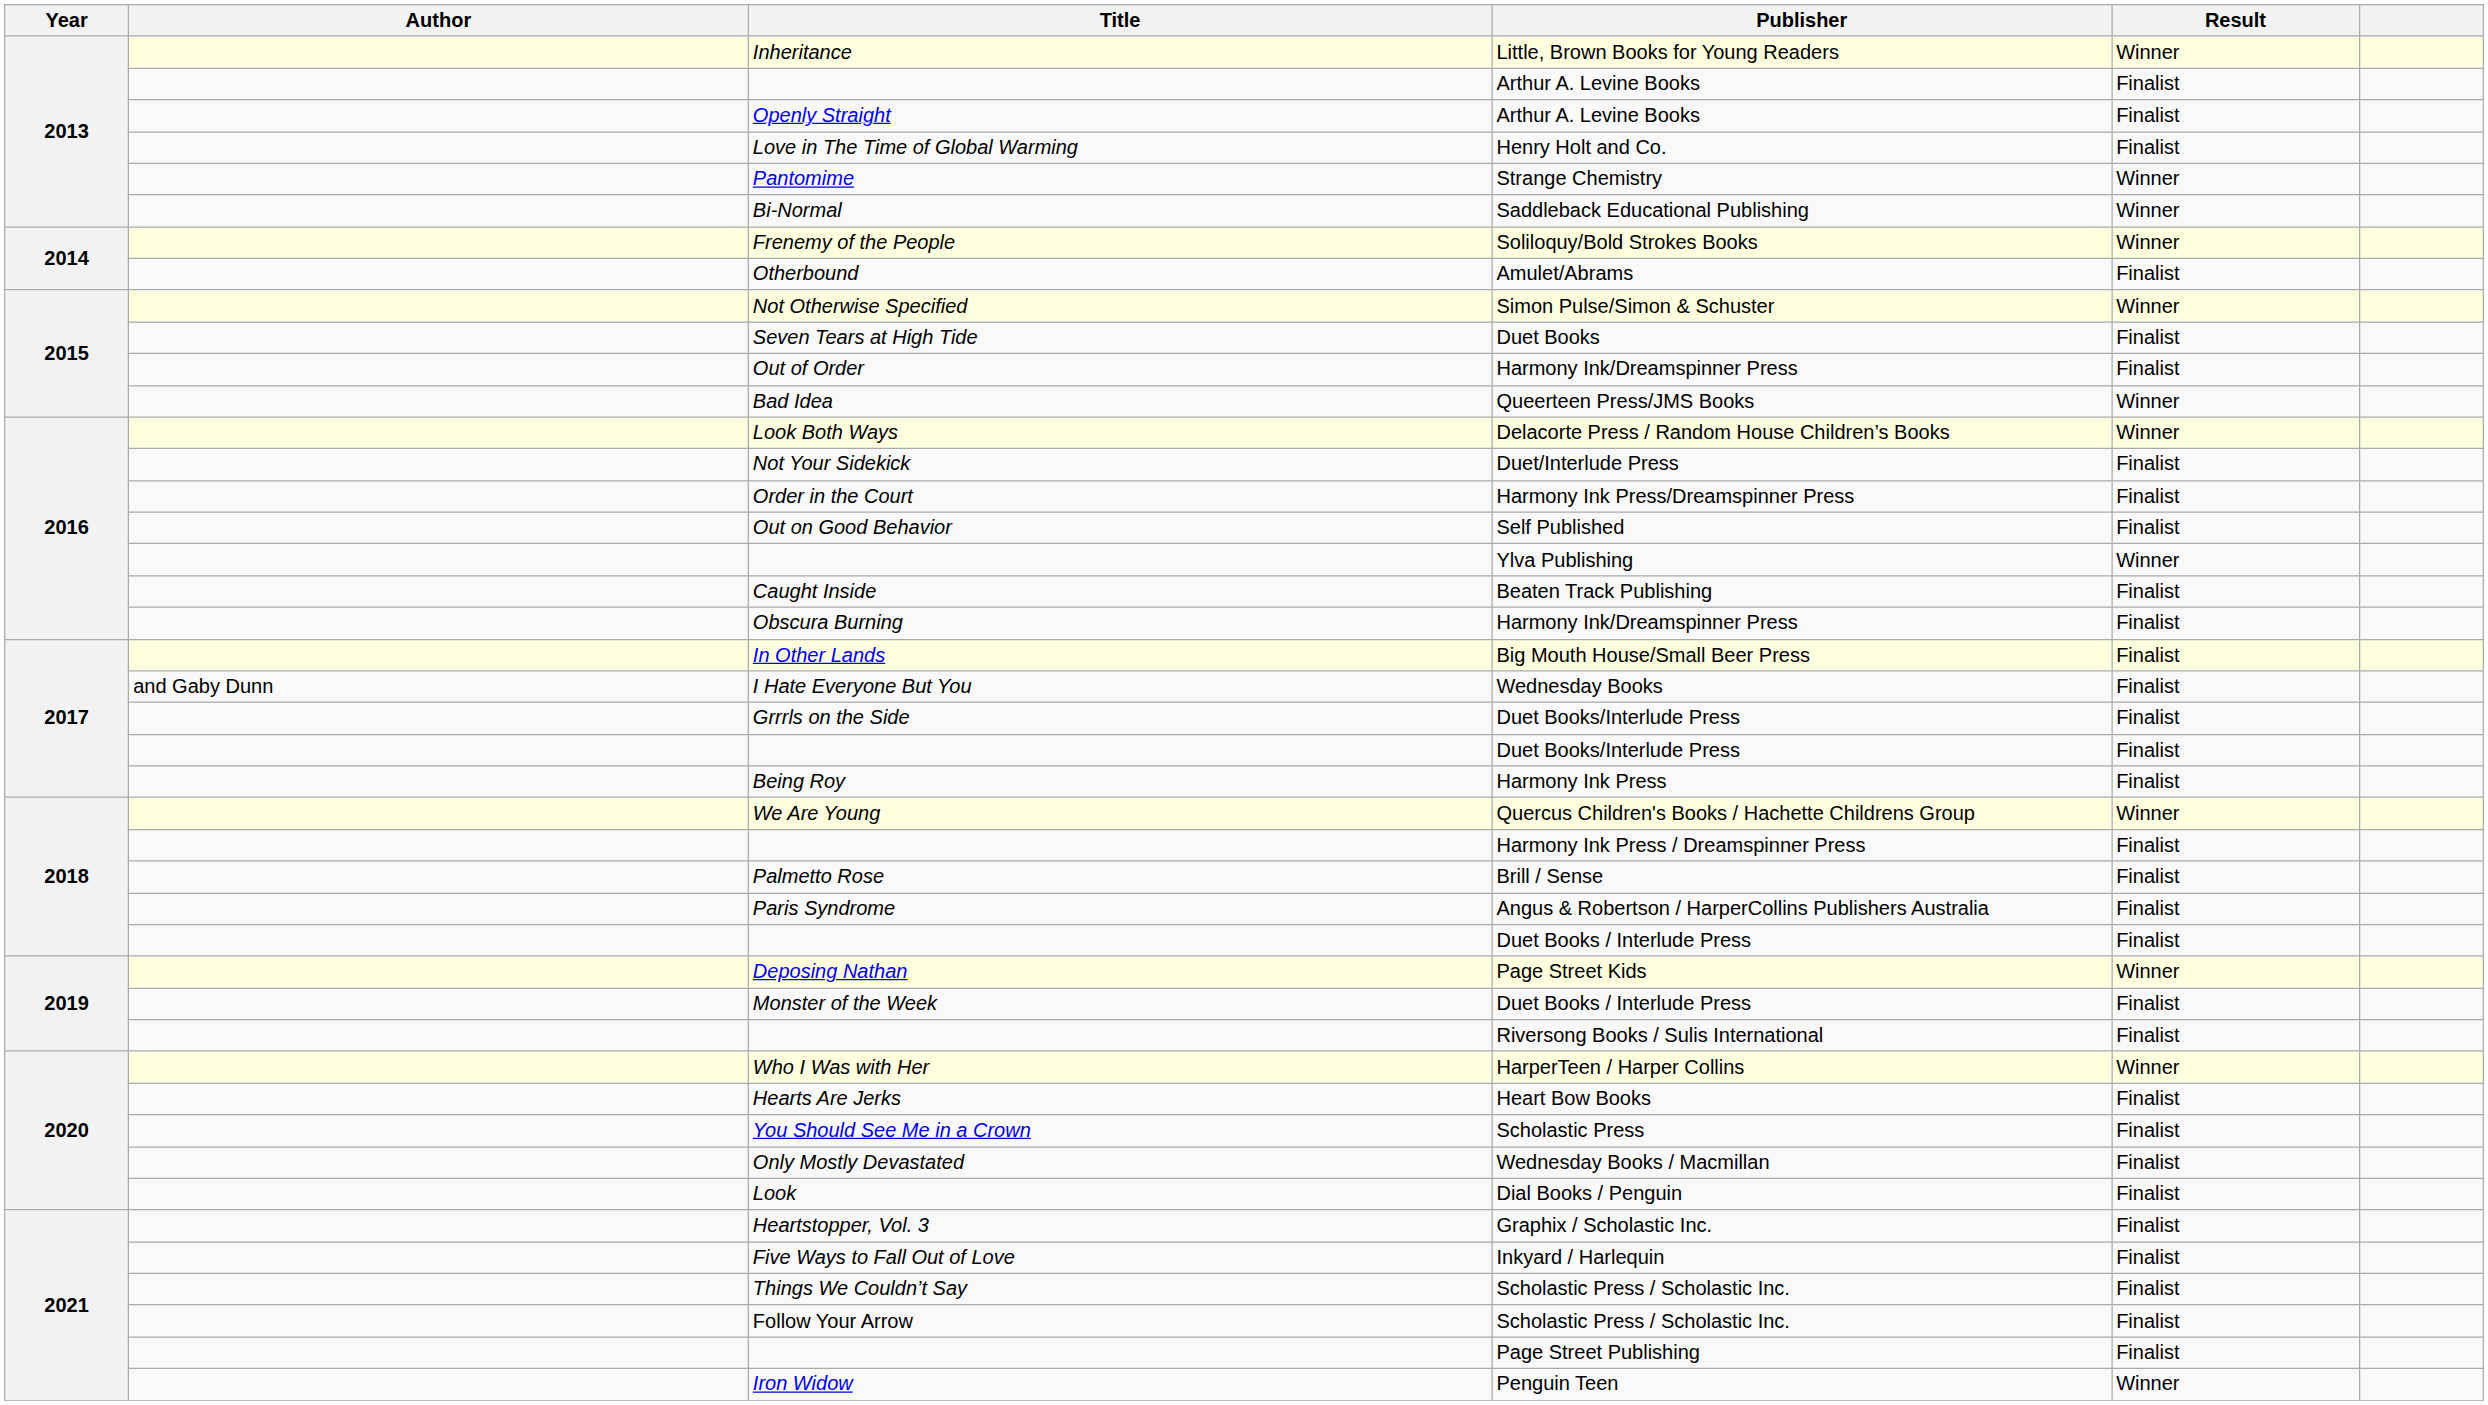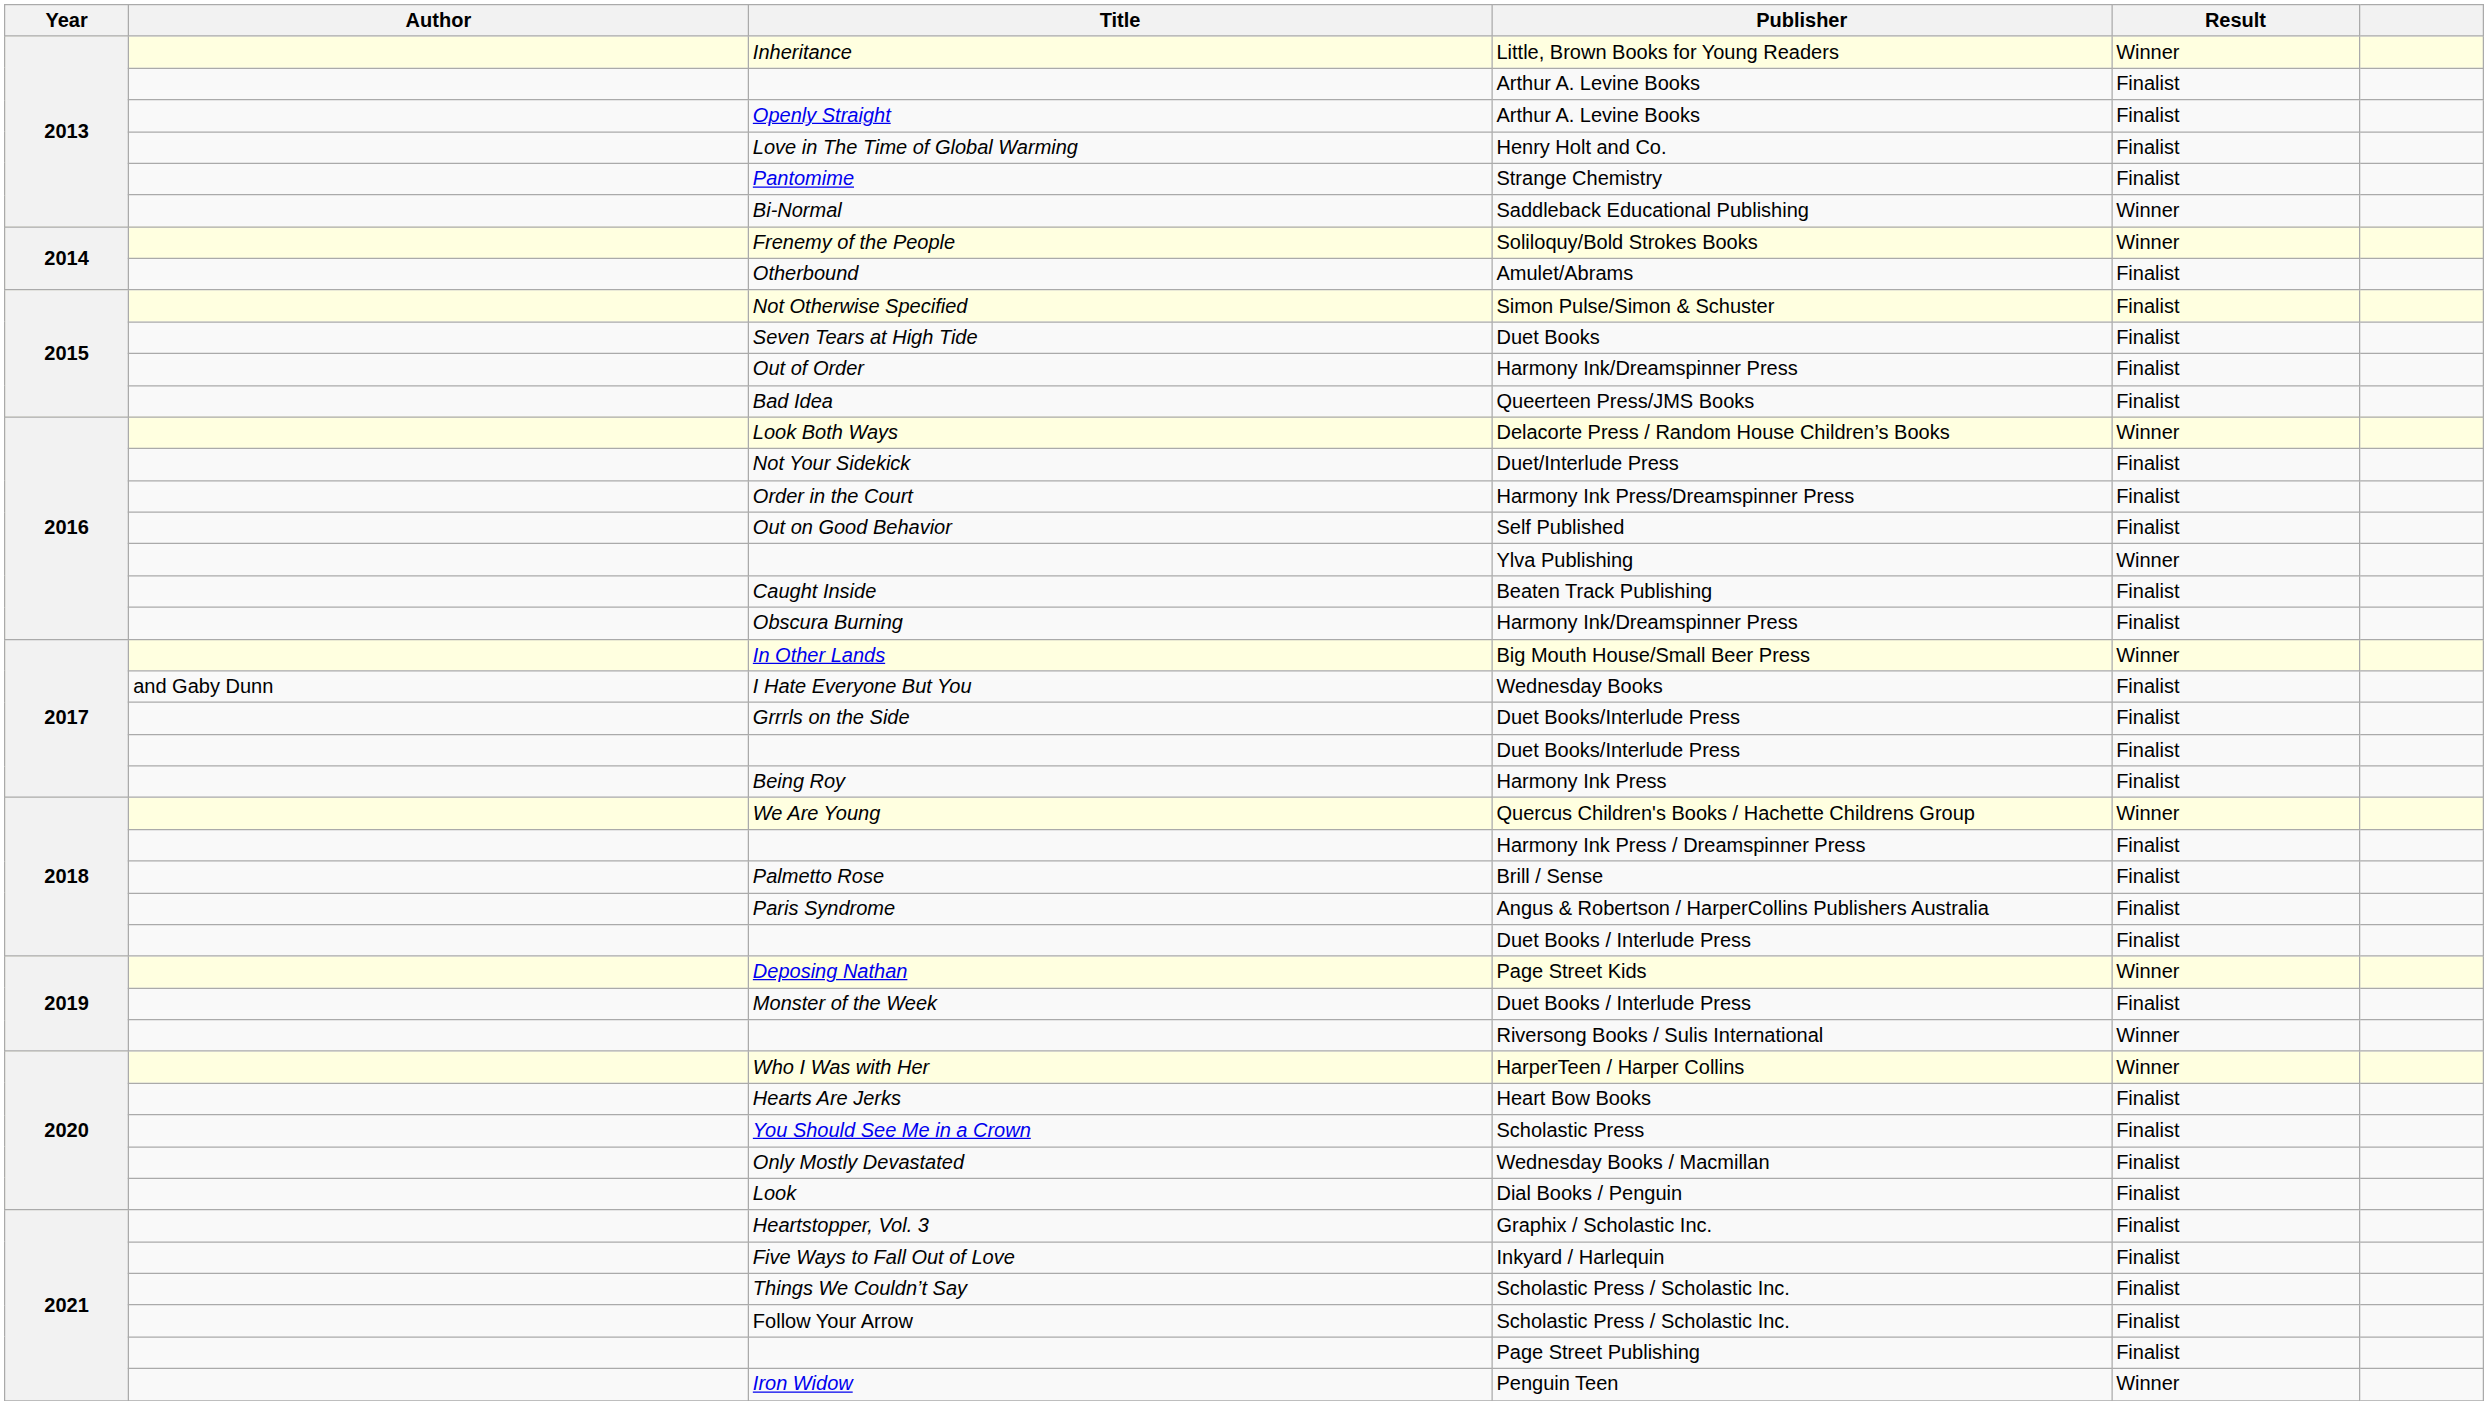(2148, 178) Winner -> (2148, 178) Finalist
(2148, 305) Winner -> (2148, 305) Finalist
(2148, 400) Winner -> (2148, 400) Finalist
(2148, 654) Finalist -> (2148, 654) Winner
(2148, 1035) Finalist -> (2148, 1035) Winner
